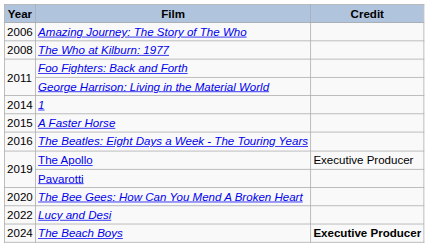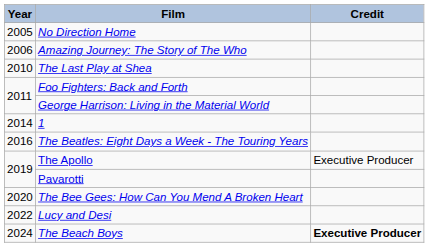+ row: (87, 32)
- row: (104, 50)
+ row: (95, 69)
- row: (77, 123)
